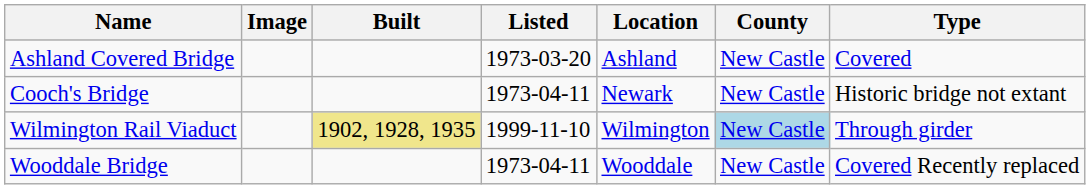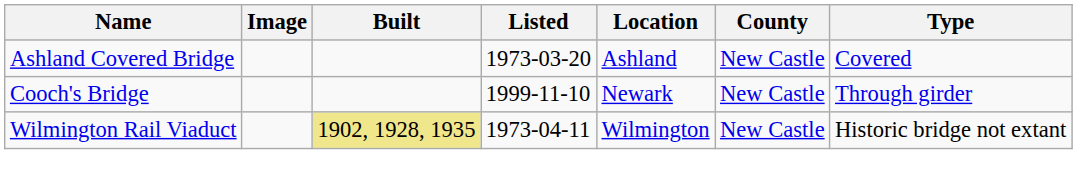(538, 93) 1973-04-11 -> (538, 93) 1999-11-10
(951, 93) Historic bridge not extant -> (904, 93) Through girder
(538, 129) 1999-11-10 -> (538, 129) 1973-04-11
(772, 129) lightblue background -> (772, 129) no background
(904, 129) Through girder -> (951, 129) Historic bridge not extant
- row: (89, 165)
